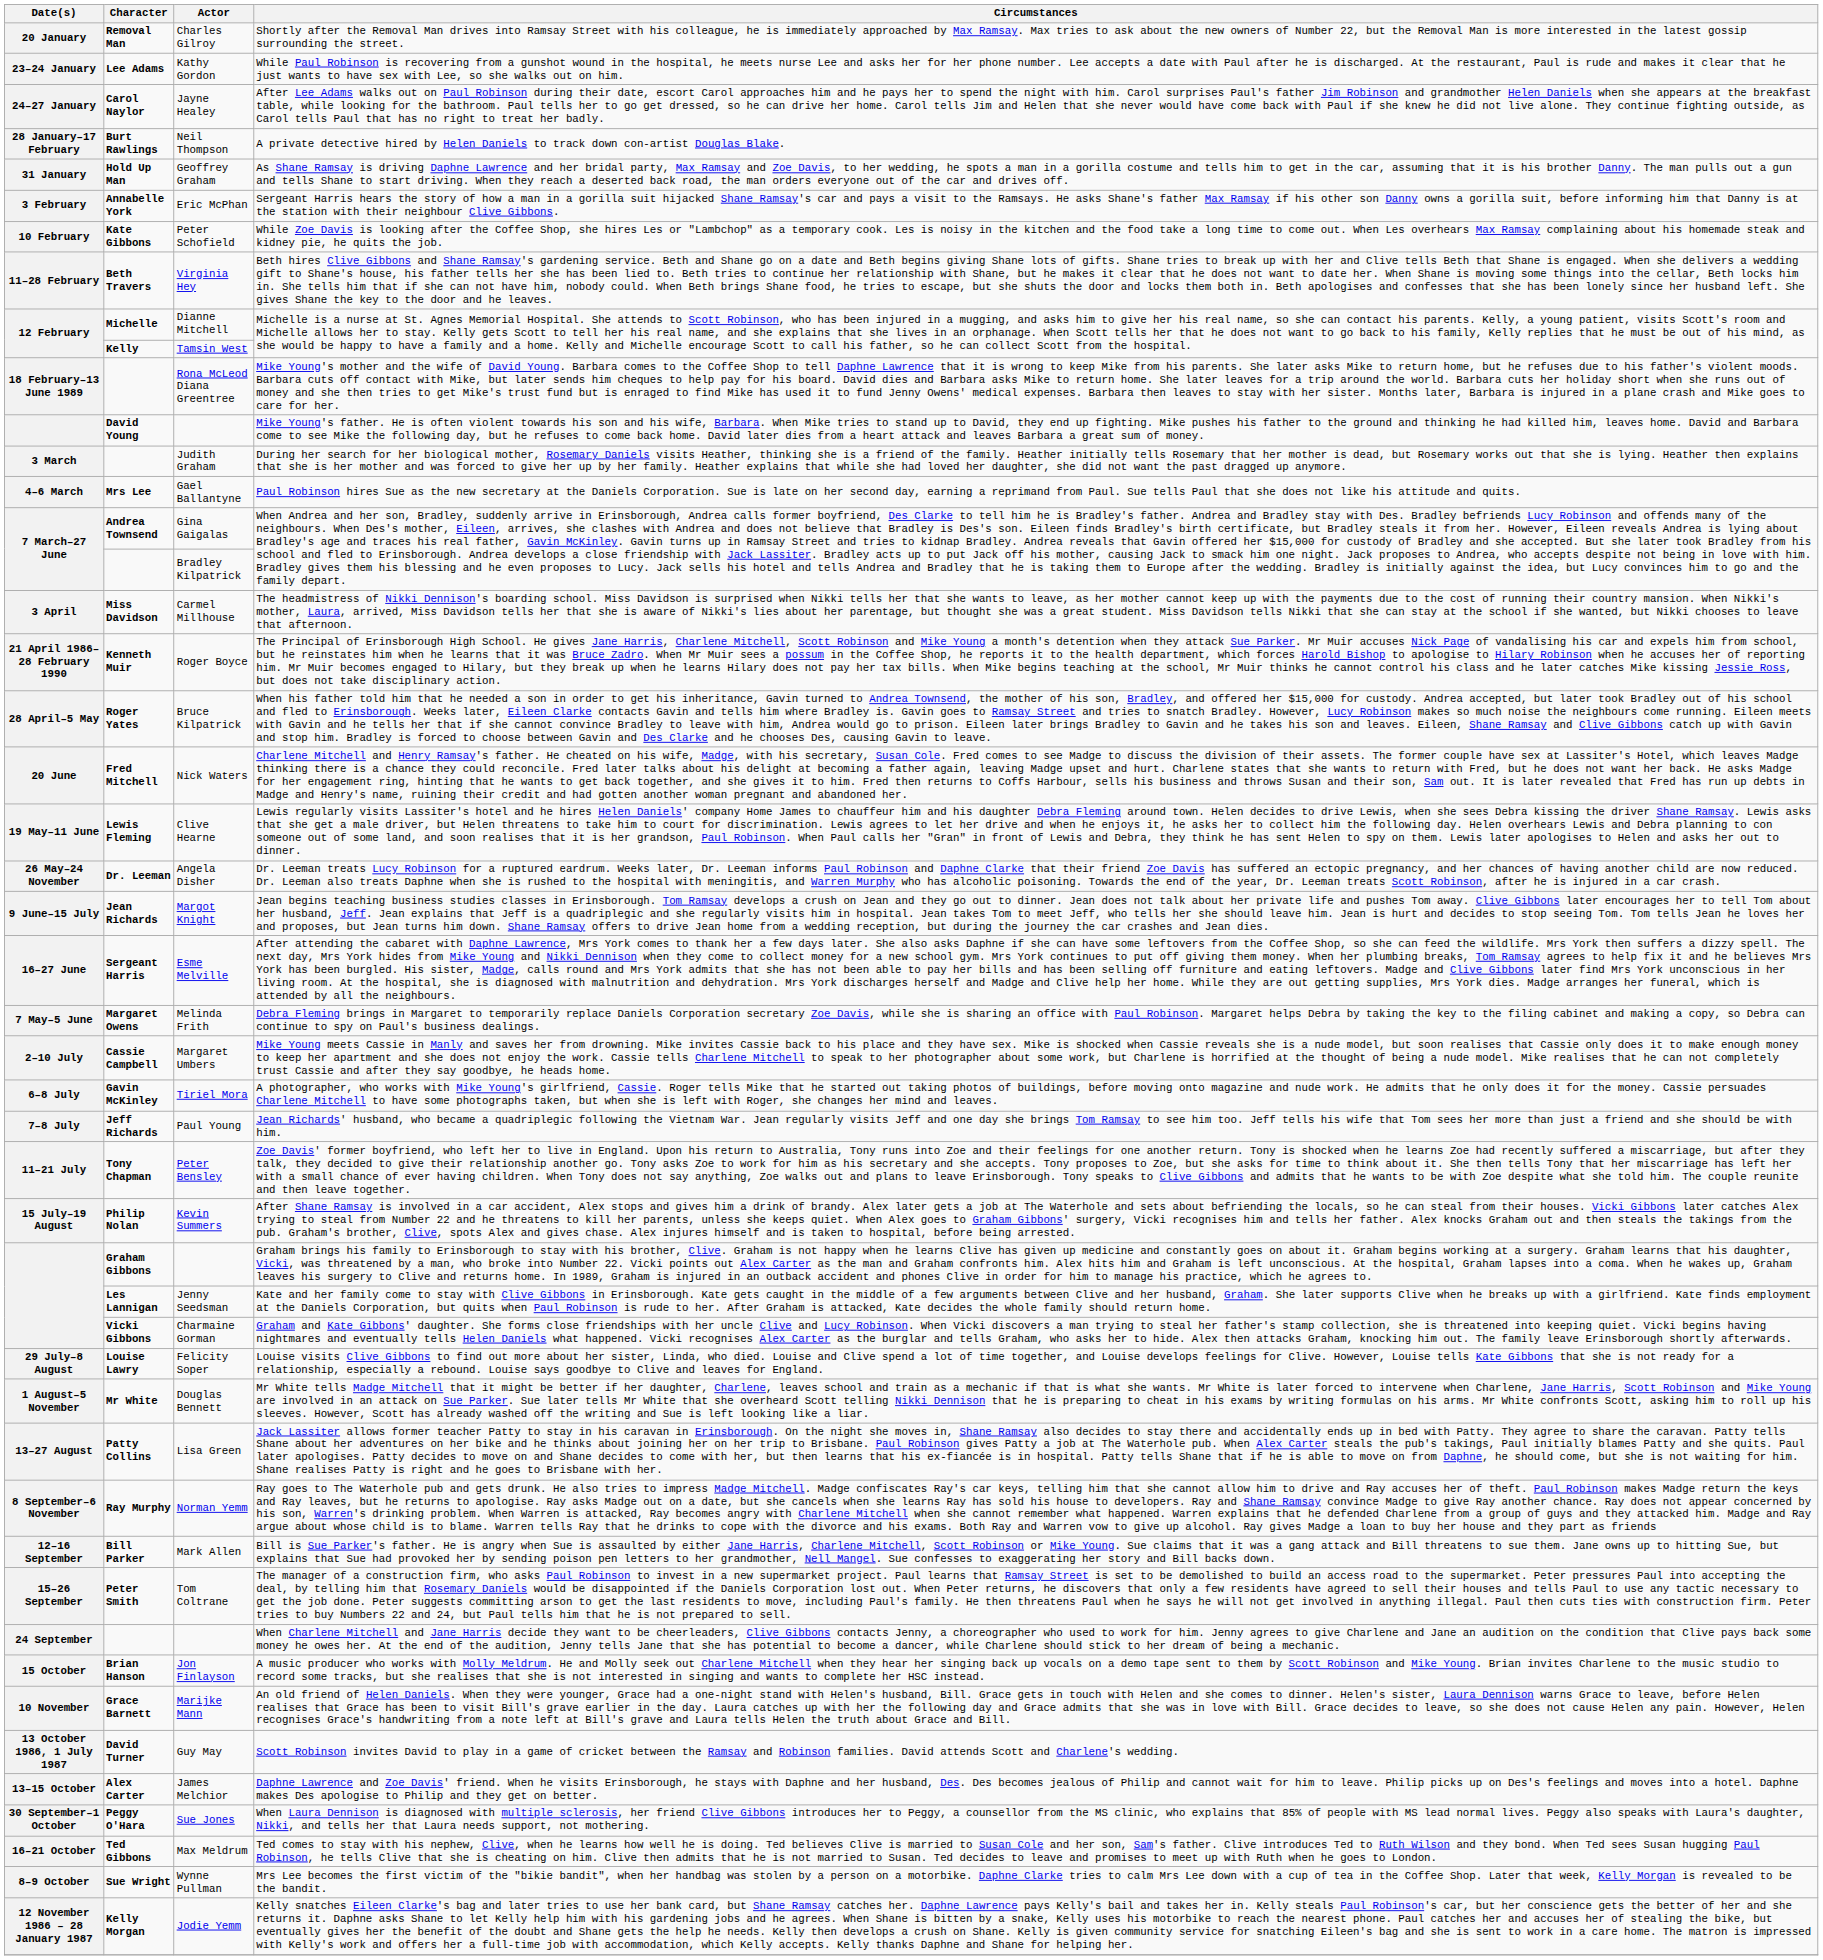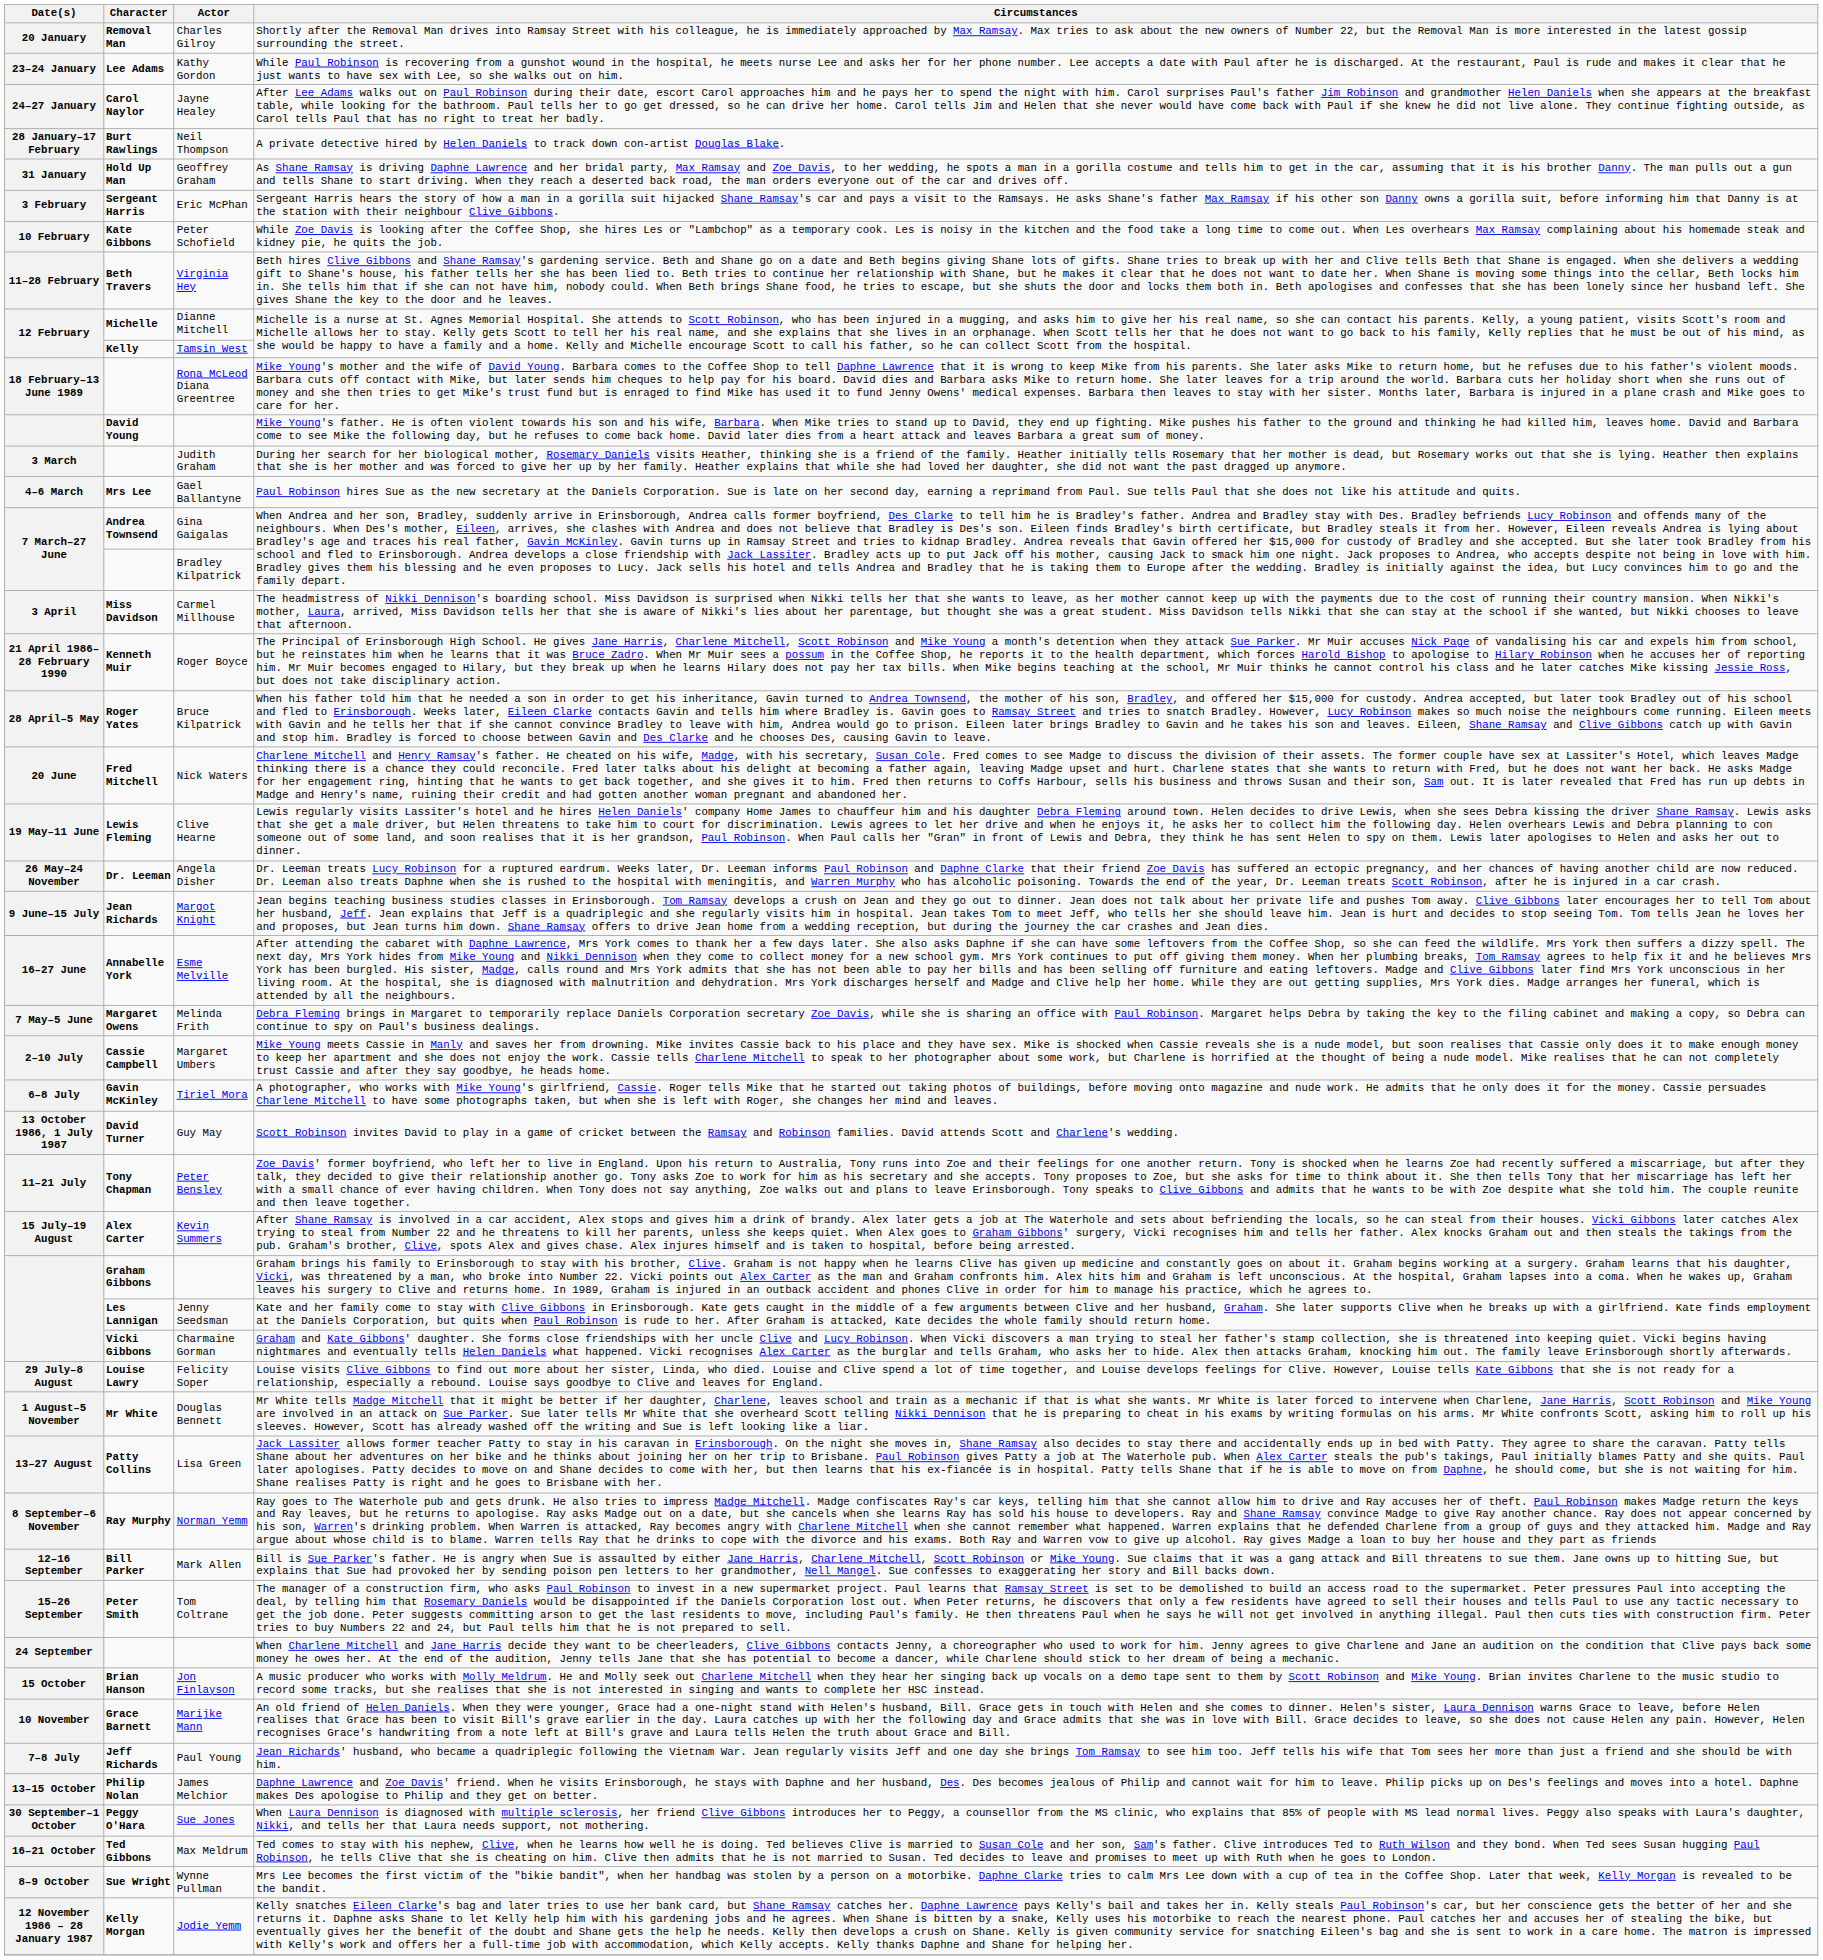(135, 205) Annabelle York -> (132, 205) Sergeant Harris
(132, 970) Sergeant Harris -> (135, 970) Annabelle York
rows swapped: (209, 1126) <-> (199, 1752)
(125, 1220) Philip Nolan -> (125, 1233) Alex Carter
(125, 1789) Alex Carter -> (125, 1789) Philip Nolan
